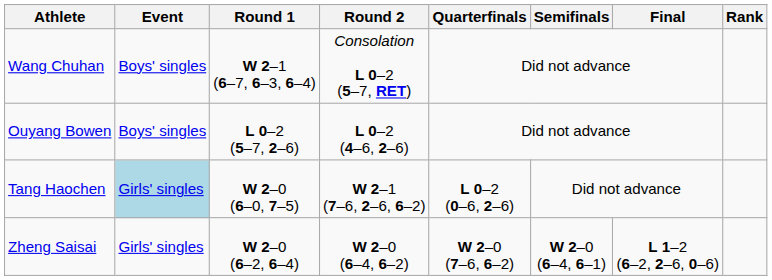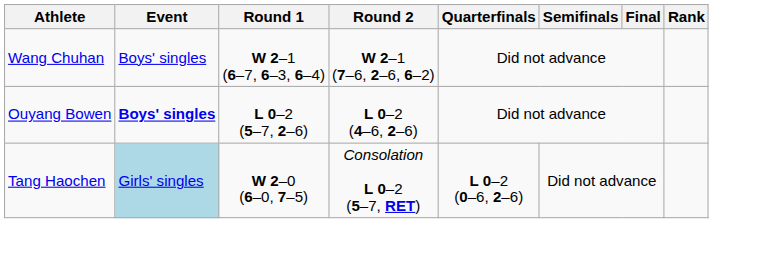(374, 66) Consolation L 0–2 (5–7, RET) -> (383, 66) W 2–1 (7–6, 2–6, 6–2)
(162, 132) normal -> (167, 115) bold
(374, 198) W 2–1 (7–6, 2–6, 6–2) -> (383, 181) Consolation L 0–2 (5–7, RET)
- row: (52, 247)
